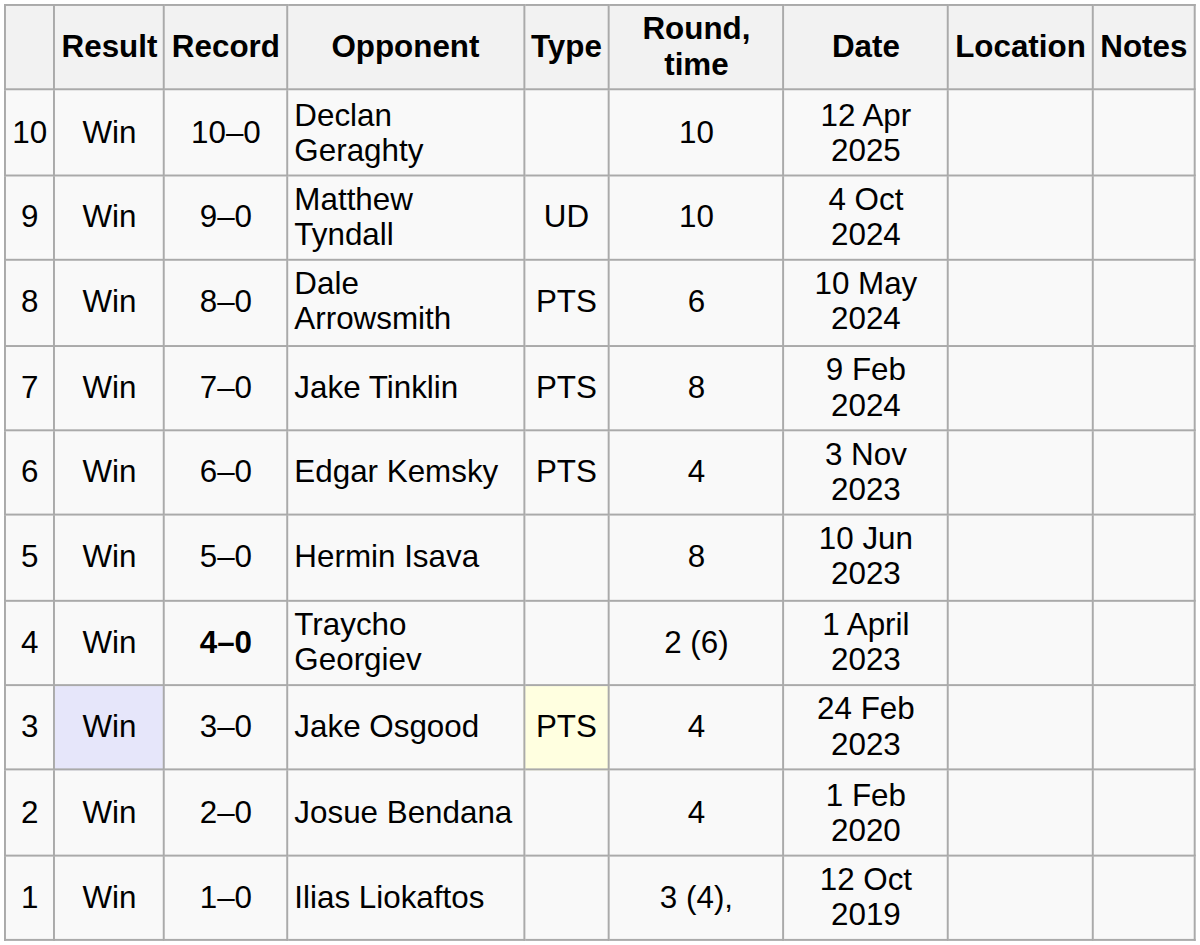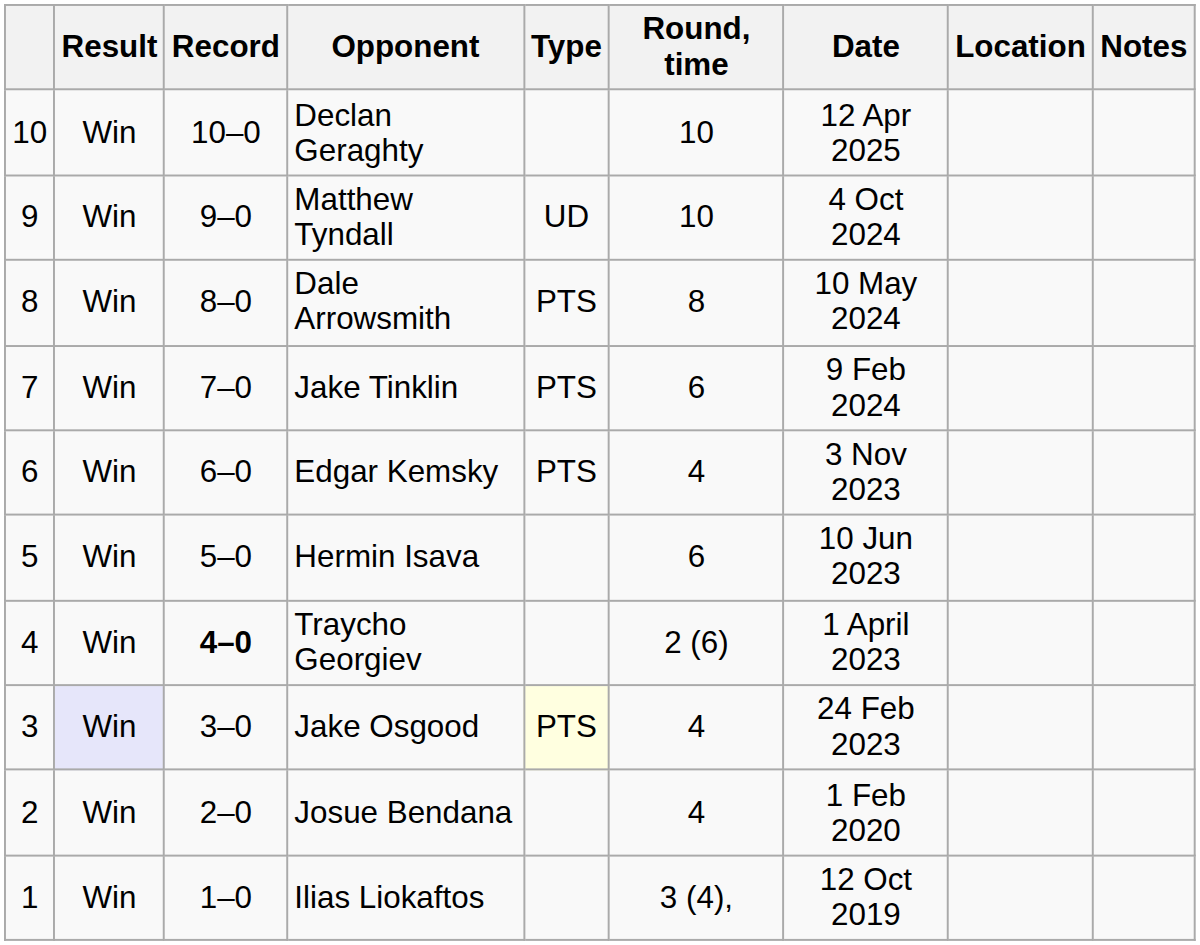(696, 302) 6 -> (696, 302) 8
(696, 387) 8 -> (696, 387) 6
(696, 557) 8 -> (696, 557) 6
